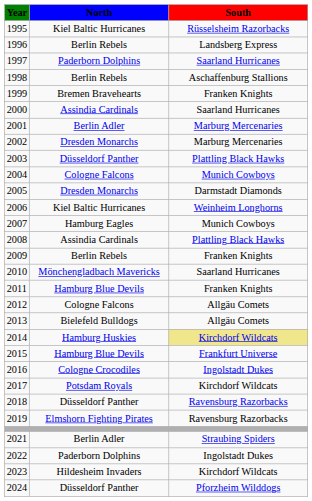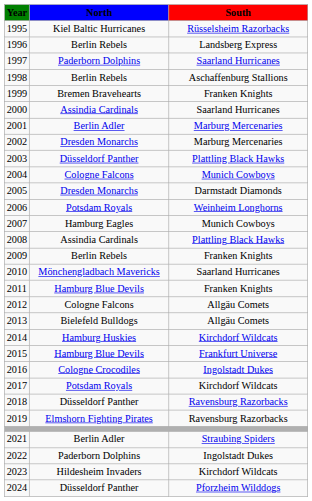(99, 207) Kiel Baltic Hurricanes -> (99, 207) Potsdam Royals
(238, 337) khaki background -> (238, 337) no background
